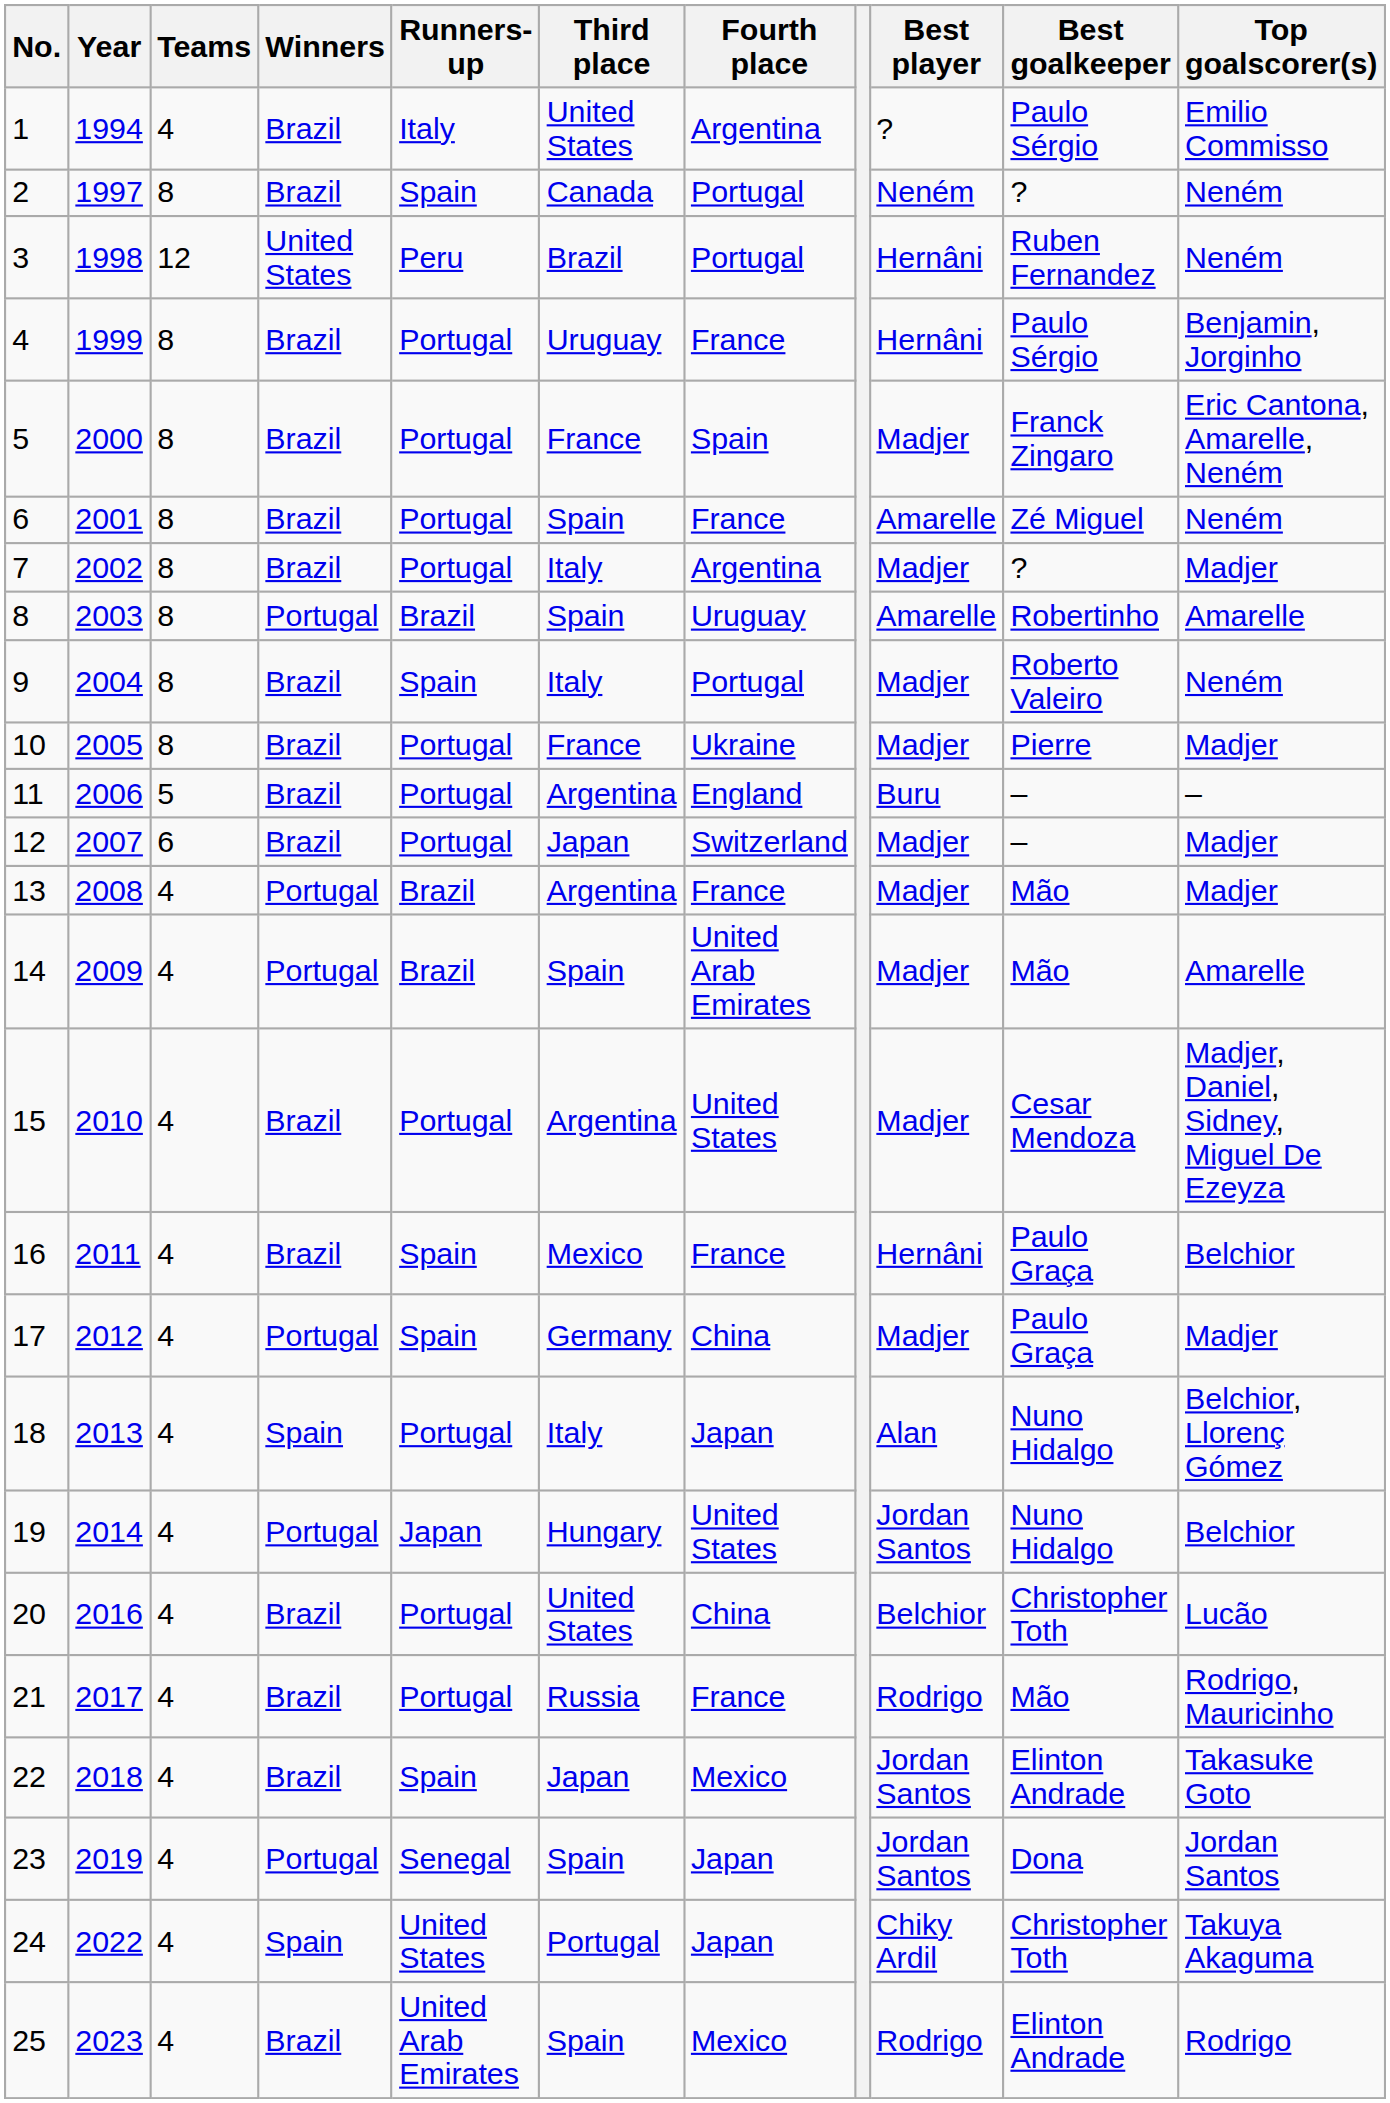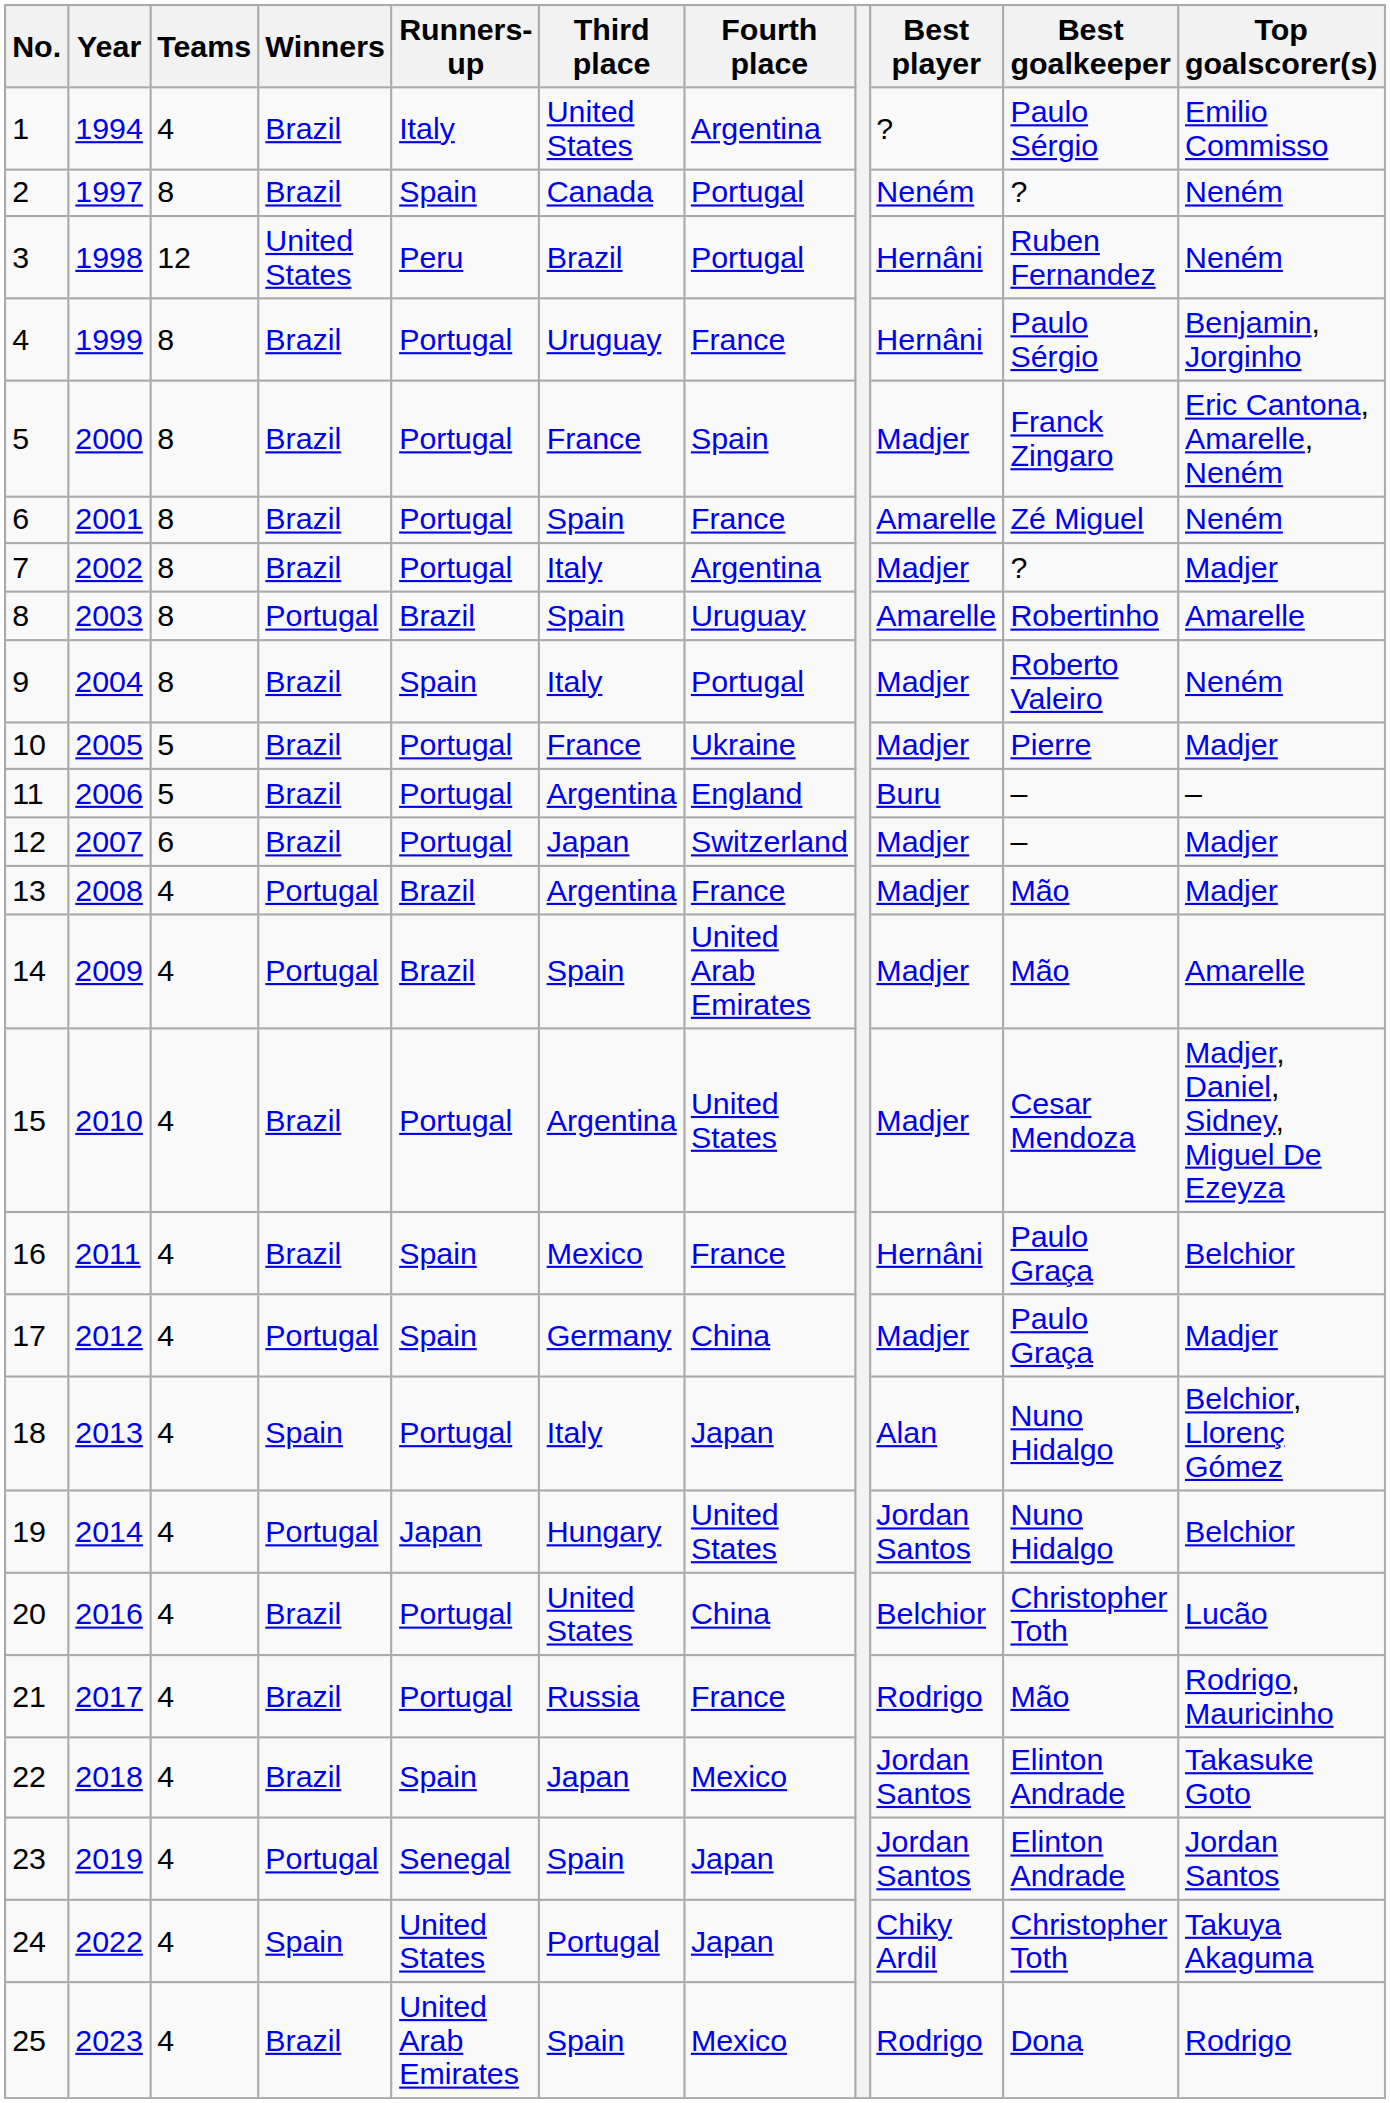(166, 746) 8 -> (166, 746) 5
(1047, 1859) Dona -> (1068, 1859) Elinton Andrade
(1068, 2040) Elinton Andrade -> (1047, 2040) Dona
